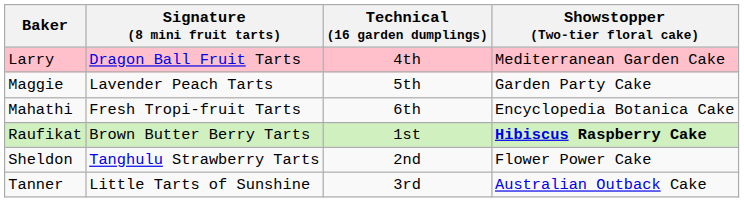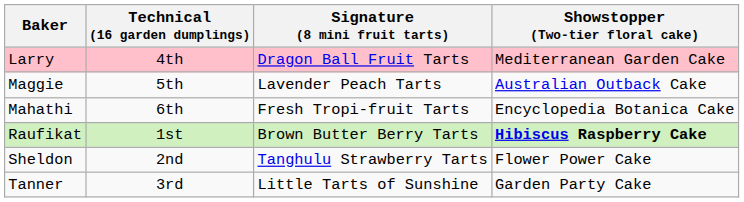columns swapped: (204, 25) <-> (407, 25)
(573, 85) Garden Party Cake -> (601, 85) Australian Outback Cake
(601, 185) Australian Outback Cake -> (573, 185) Garden Party Cake
